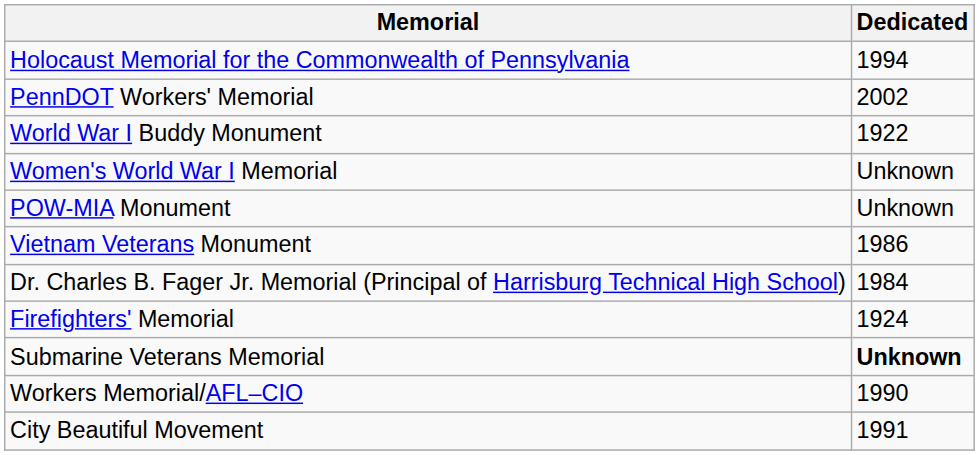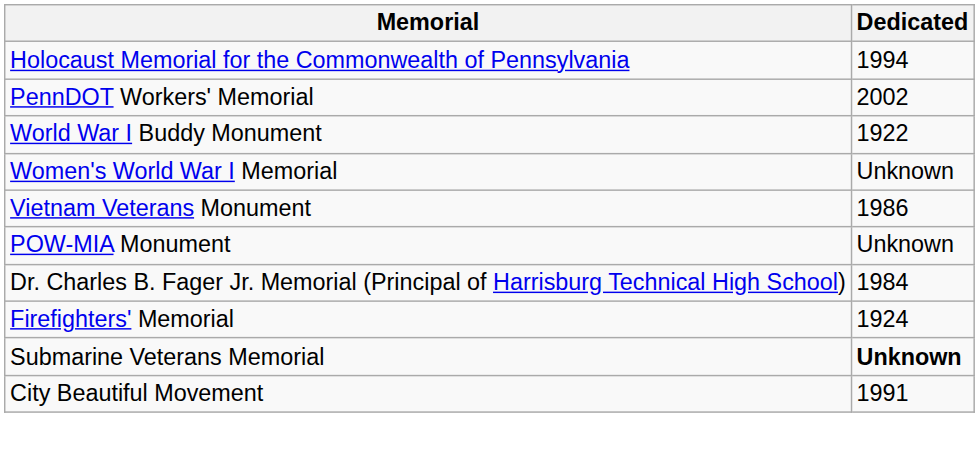rows swapped: (120, 208) <-> (161, 245)
- row: (157, 393)
